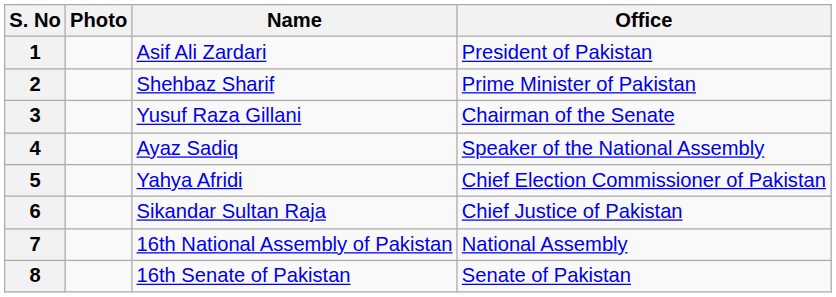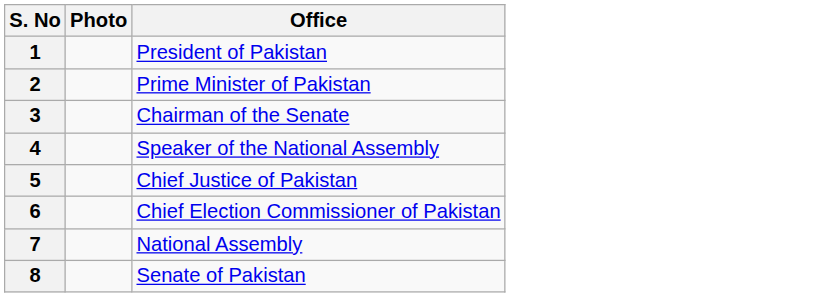- column: (294, 20)
(644, 180) Chief Election Commissioner of Pakistan -> (247, 180) Chief Justice of Pakistan
(572, 212) Chief Justice of Pakistan -> (319, 212) Chief Election Commissioner of Pakistan
